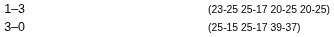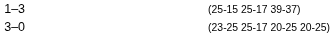(269, 10) (23-25 25-17 20-25 20-25) -> (254, 10) (25-15 25-17 39-37)
(254, 27) (25-15 25-17 39-37) -> (269, 27) (23-25 25-17 20-25 20-25)
